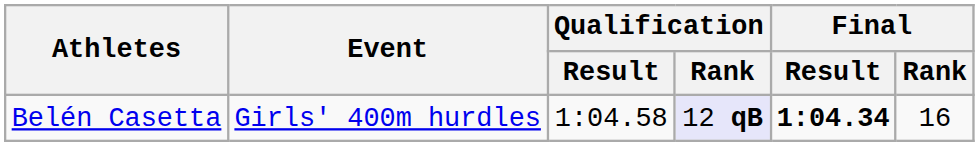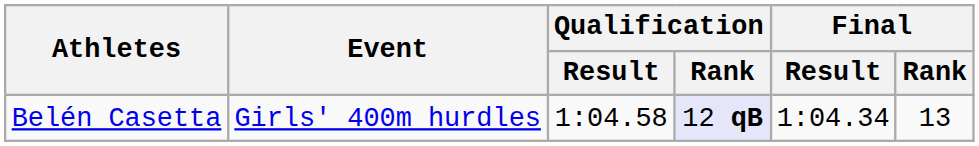(833, 118) bold -> (833, 118) normal
(935, 118) 16 -> (935, 118) 13
